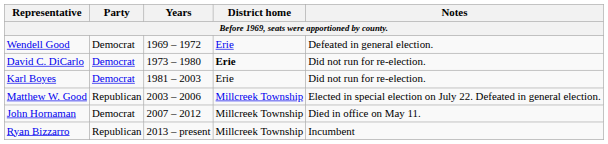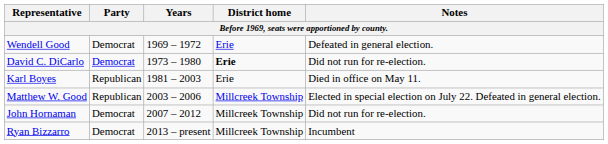(113, 79) Democrat -> (117, 79) Republican
(367, 79) Did not run for re-election. -> (364, 79) Died in office on May 11.
(364, 113) Died in office on May 11. -> (367, 113) Did not run for re-election.
(117, 131) Republican -> (113, 131) Democrat
